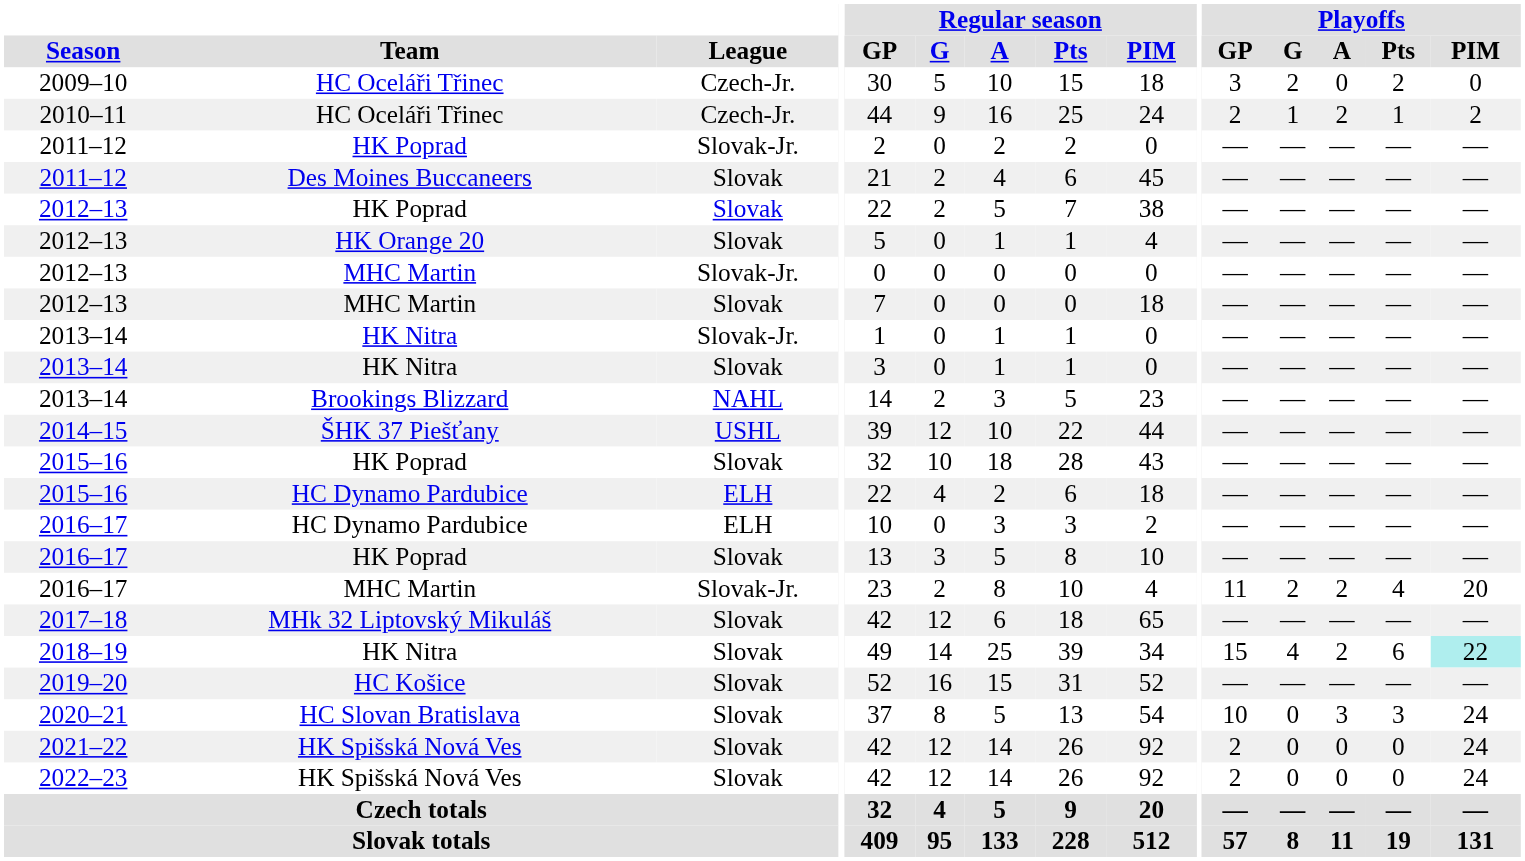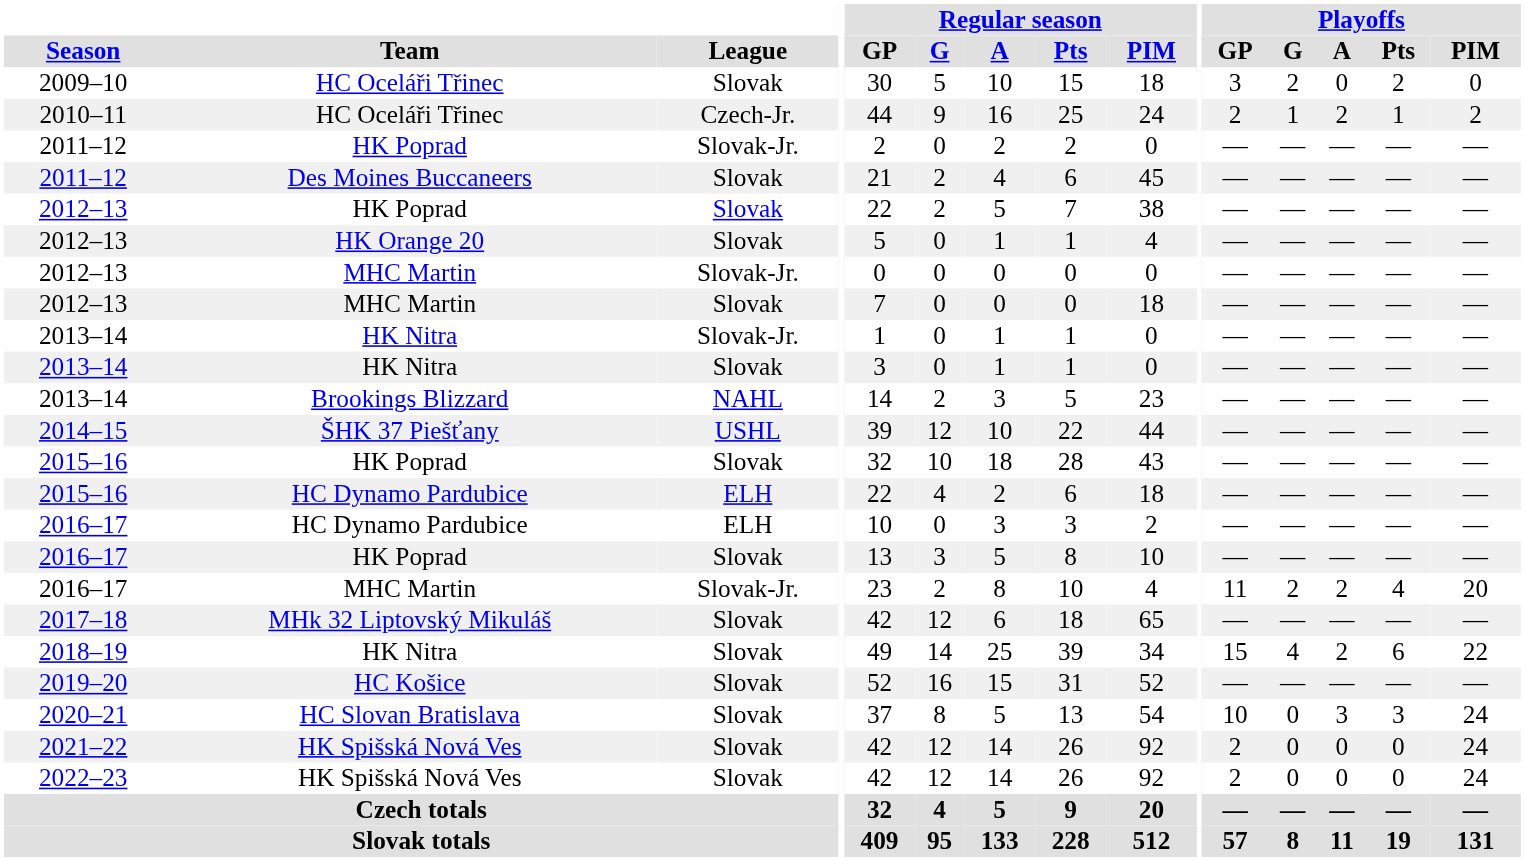(748, 82) Czech-Jr. -> (748, 82) Slovak
(1475, 651) paleturquoise background -> (1475, 651) no background
